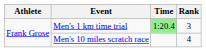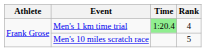(189, 26) 3 -> (189, 26) 4
(189, 40) 4 -> (189, 40) 5
